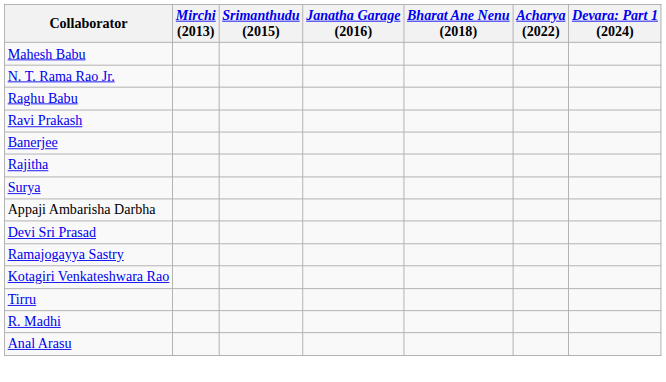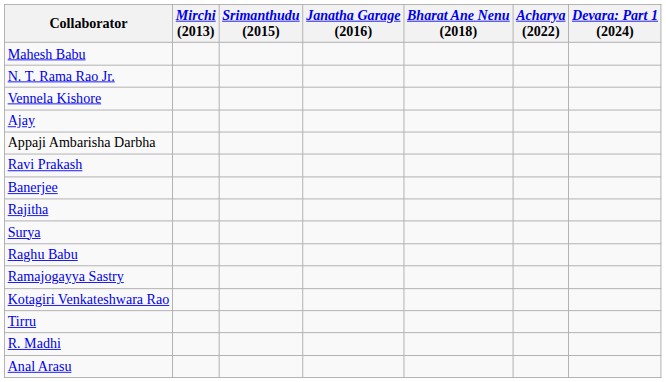+ row: (54, 98)
+ row: (21, 120)
rows swapped: (43, 98) <-> (82, 210)
- row: (52, 232)
